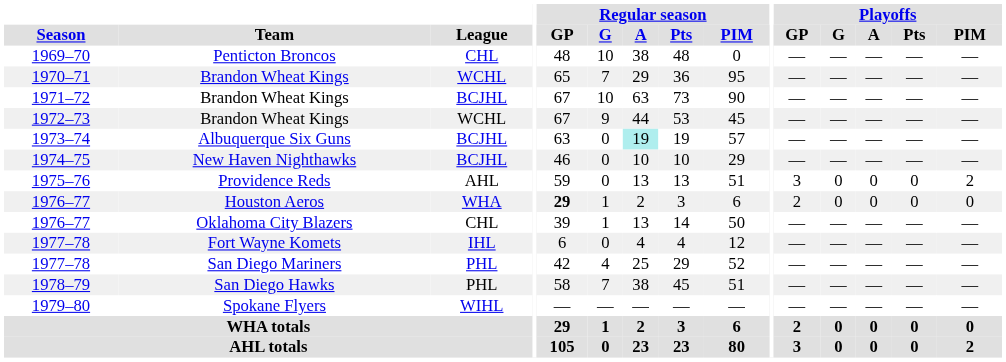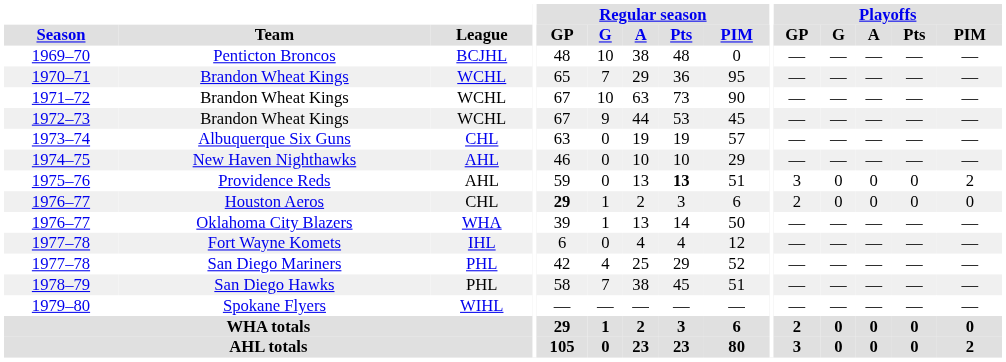(482, 55) CHL -> (482, 55) BCJHL
(482, 97) BCJHL -> (482, 97) WCHL
(482, 139) BCJHL -> (482, 139) CHL
(641, 139) paleturquoise background -> (641, 139) no background
(482, 159) BCJHL -> (482, 159) AHL
(681, 180) normal -> (681, 180) bold
(482, 201) WHA -> (482, 201) CHL
(482, 222) CHL -> (482, 222) WHA
